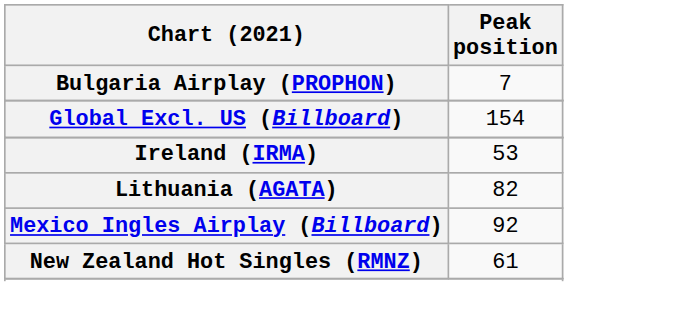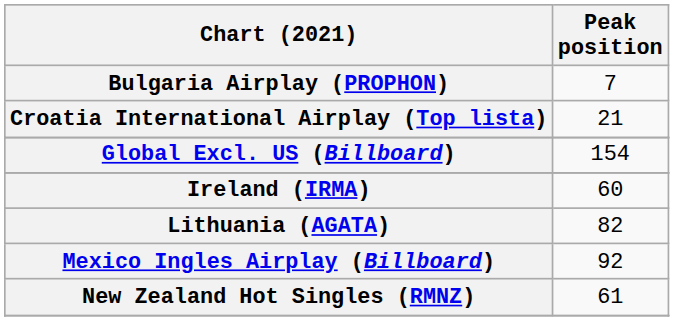+ row: (279, 119)
(505, 155) 53 -> (610, 190) 60
